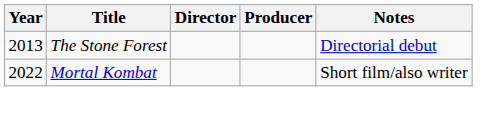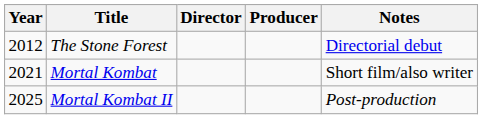(26, 45) 2013 -> (26, 45) 2012
(26, 72) 2022 -> (26, 72) 2021
+ row: (111, 99)
